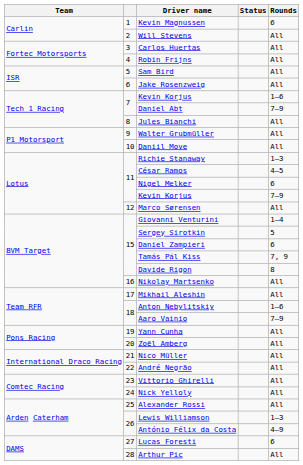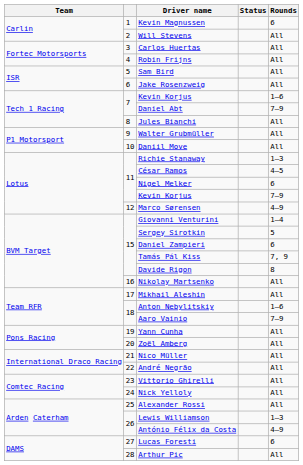(277, 208) All -> (277, 208) 4–9
